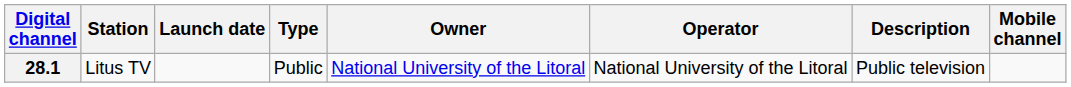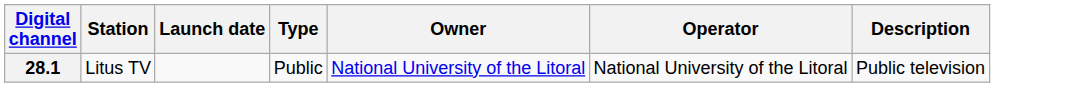- column: (1027, 29)
